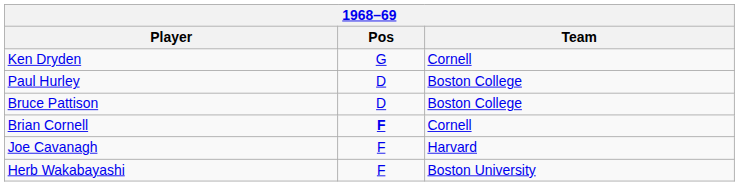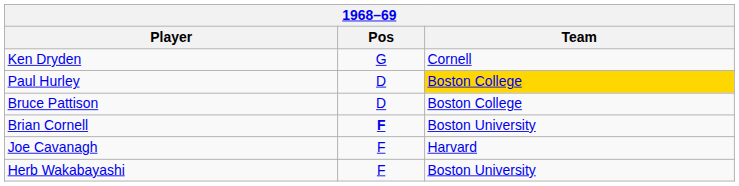(475, 81) no background -> (475, 81) gold background
(450, 125) Cornell -> (482, 125) Boston University
